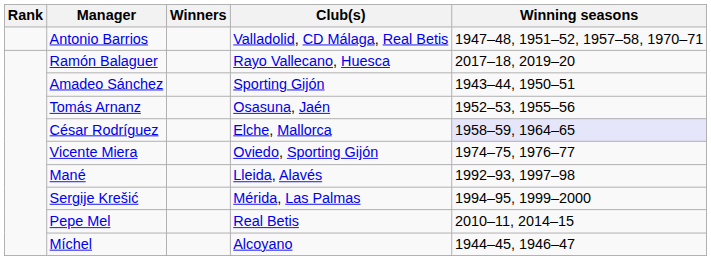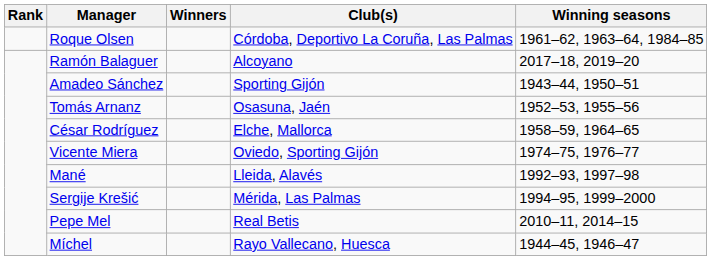- row: (99, 38)
+ row: (92, 38)
(312, 61) Rayo Vallecano, Huesca -> (263, 61) Alcoyano
(515, 130) lavender background -> (579, 130) no background
(263, 244) Alcoyano -> (312, 244) Rayo Vallecano, Huesca
